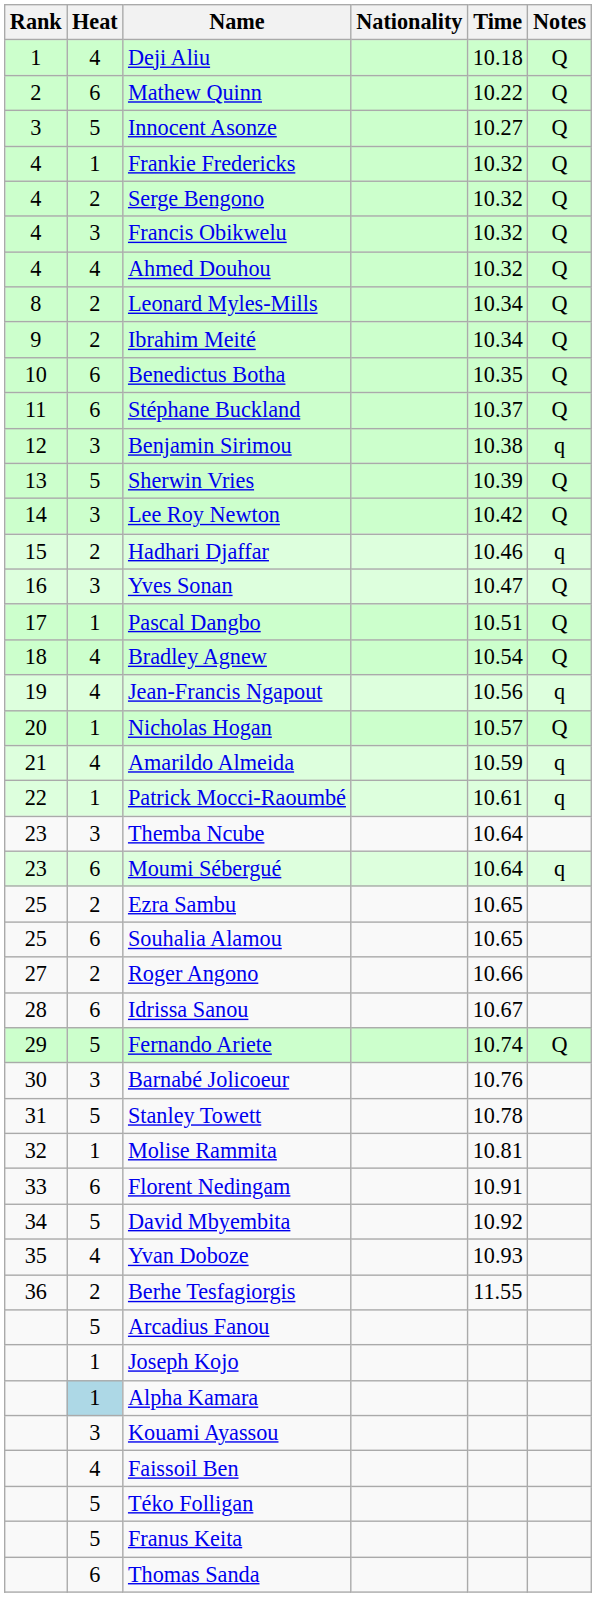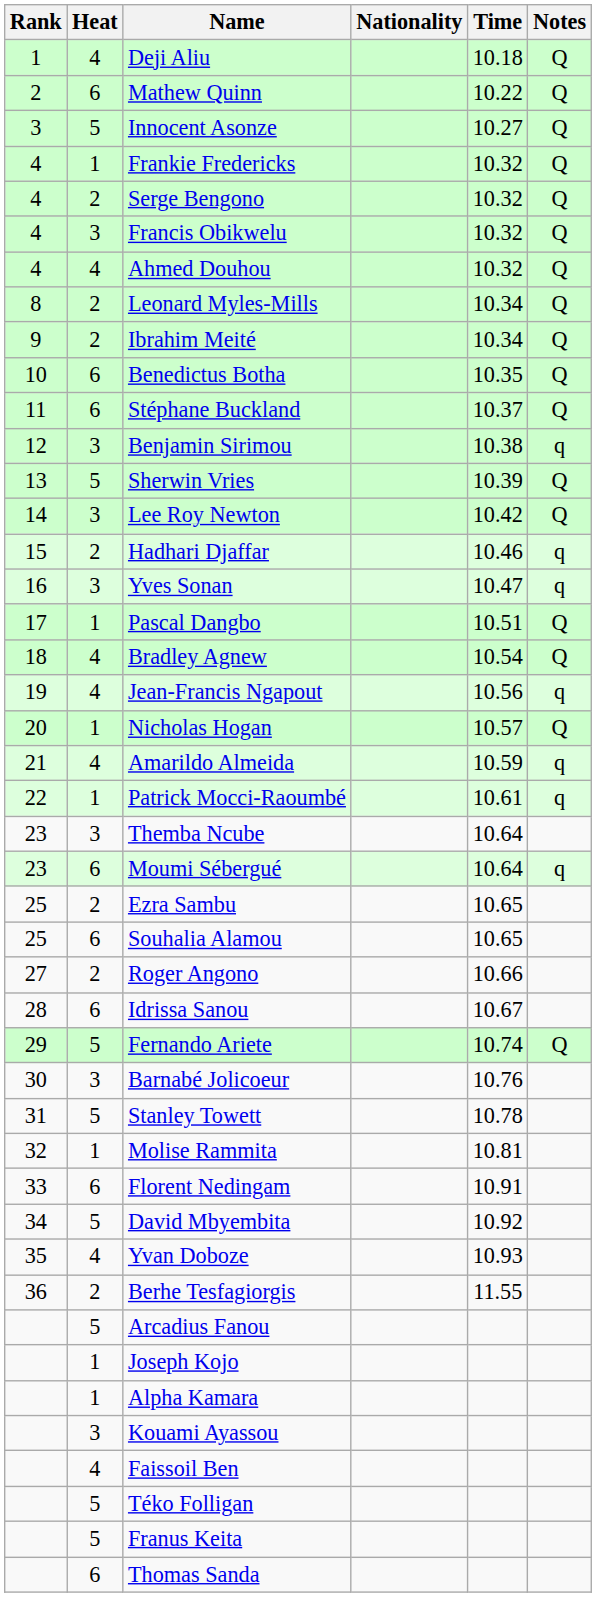(560, 586) Q -> (560, 586) q
(95, 1397) lightblue background -> (95, 1397) no background
